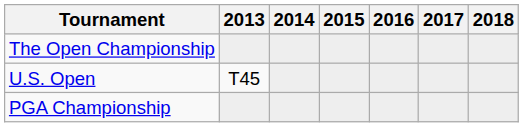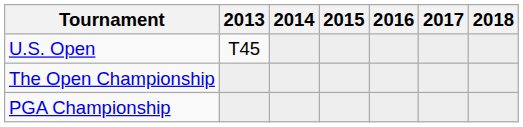rows swapped: (52, 78) <-> (112, 49)
